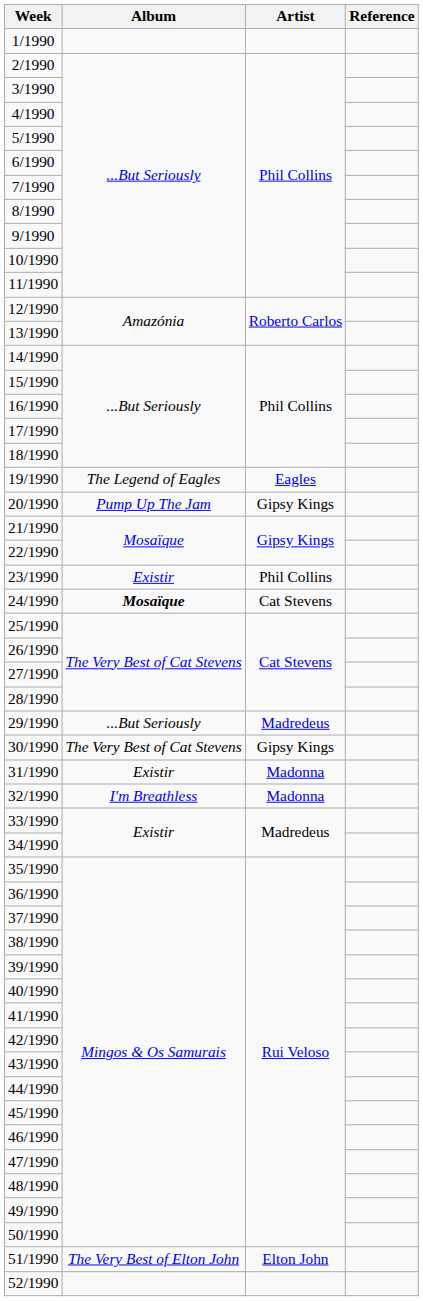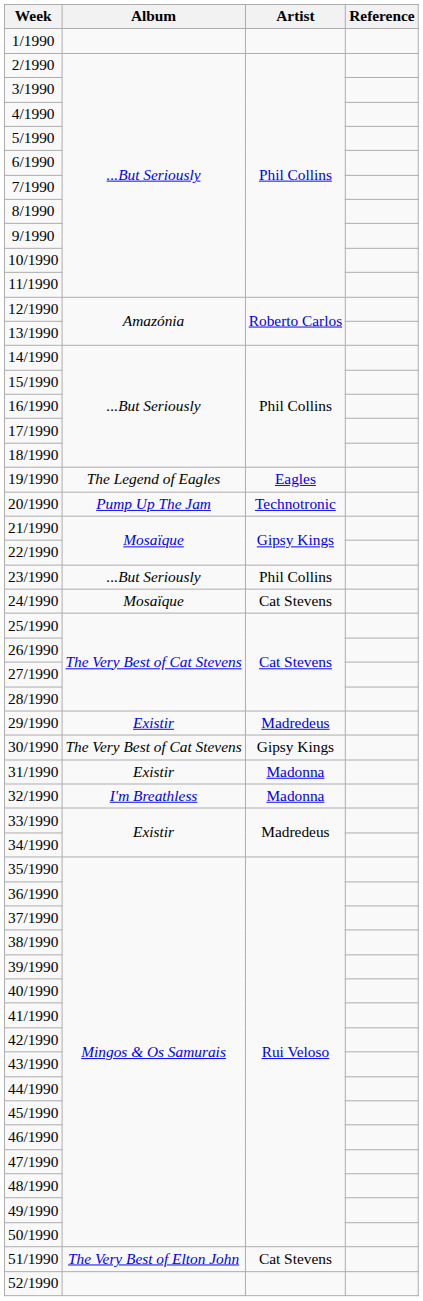(295, 503) Gipsy Kings -> (295, 503) Technotronic
(154, 576) Existir -> (154, 576) ...But Seriously
(154, 601) bold -> (154, 601) normal
(154, 723) ...But Seriously -> (154, 723) Existir
(295, 1259) Elton John -> (295, 1259) Cat Stevens
